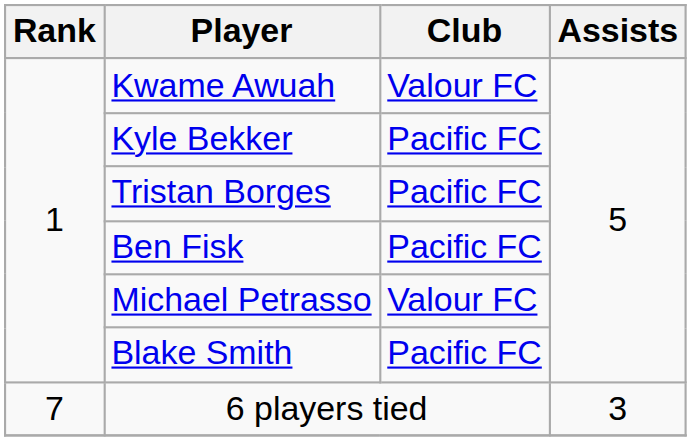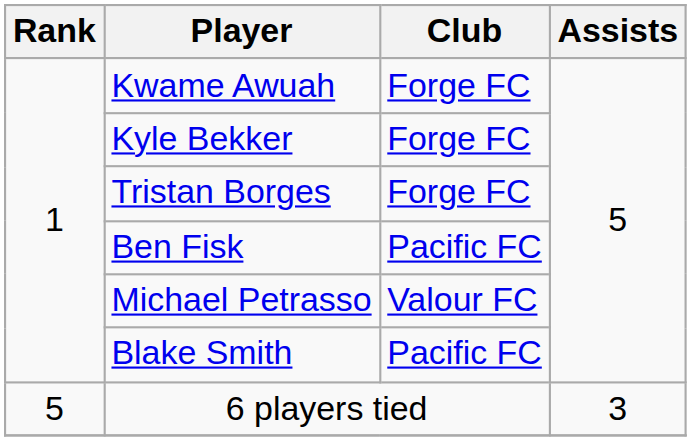(462, 85) Valour FC -> (459, 85) Forge FC
(465, 138) Pacific FC -> (459, 138) Forge FC
(465, 192) Pacific FC -> (459, 192) Forge FC
(54, 407) 7 -> (54, 407) 5
